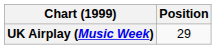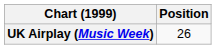(184, 34) 29 -> (184, 34) 26
